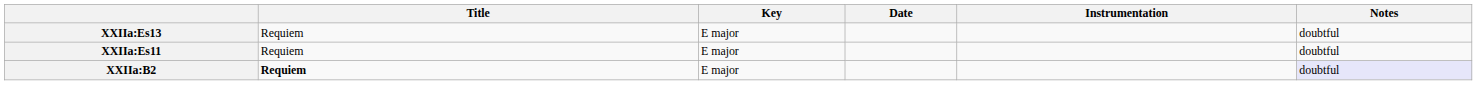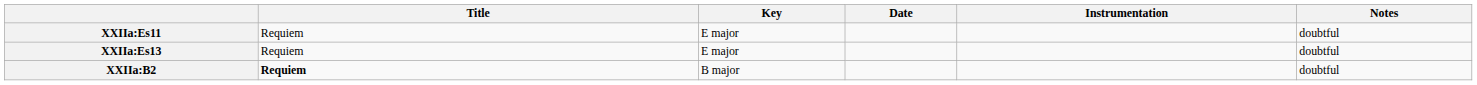rows swapped: (131, 51) <-> (131, 32)
(720, 70) E major -> (720, 70) B major
(1319, 70) lavender background -> (1319, 70) no background
